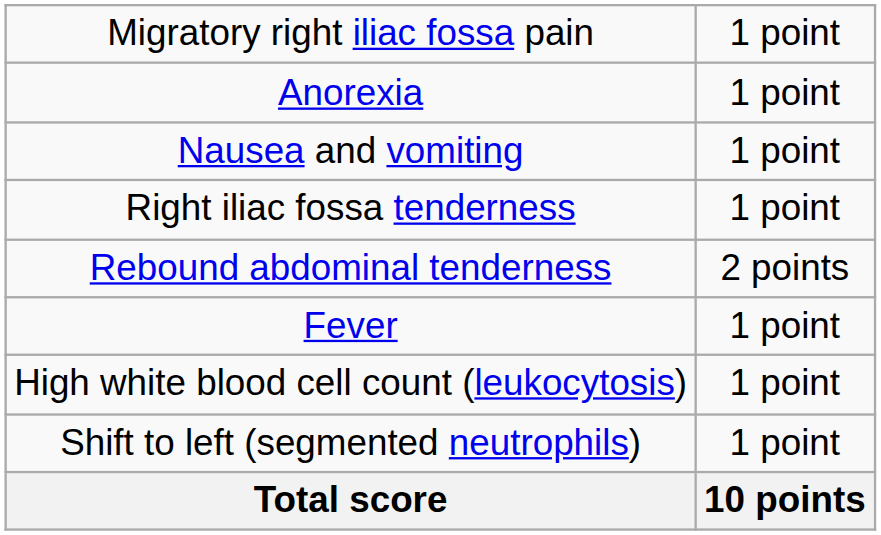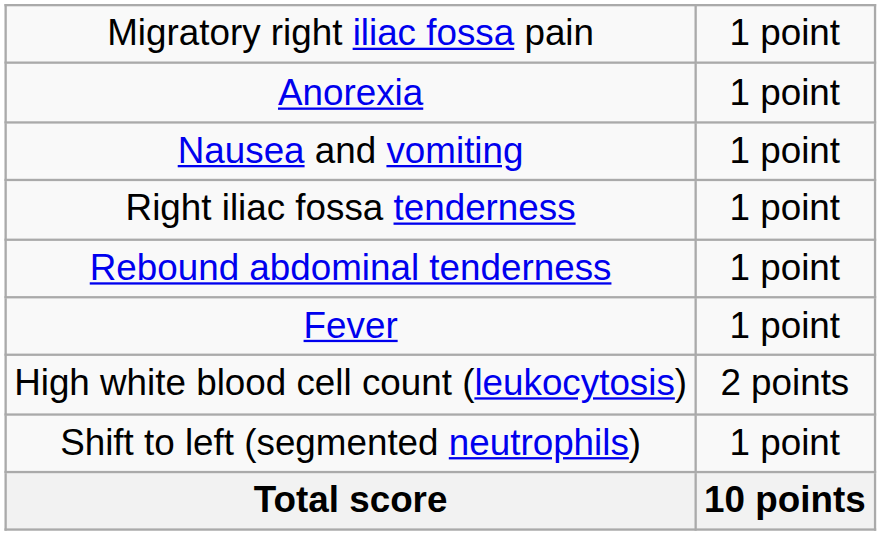(785, 267) 2 points -> (785, 267) 1 point
(785, 383) 1 point -> (785, 383) 2 points
